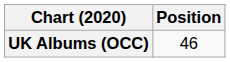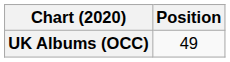(189, 43) 46 -> (189, 43) 49
